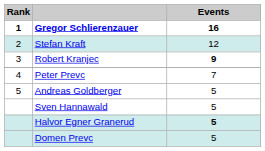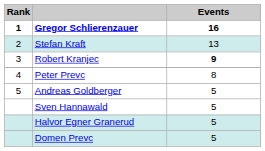(214, 43) 12 -> (214, 43) 13
(214, 75) 7 -> (214, 75) 8
(214, 122) bold -> (214, 122) normal
